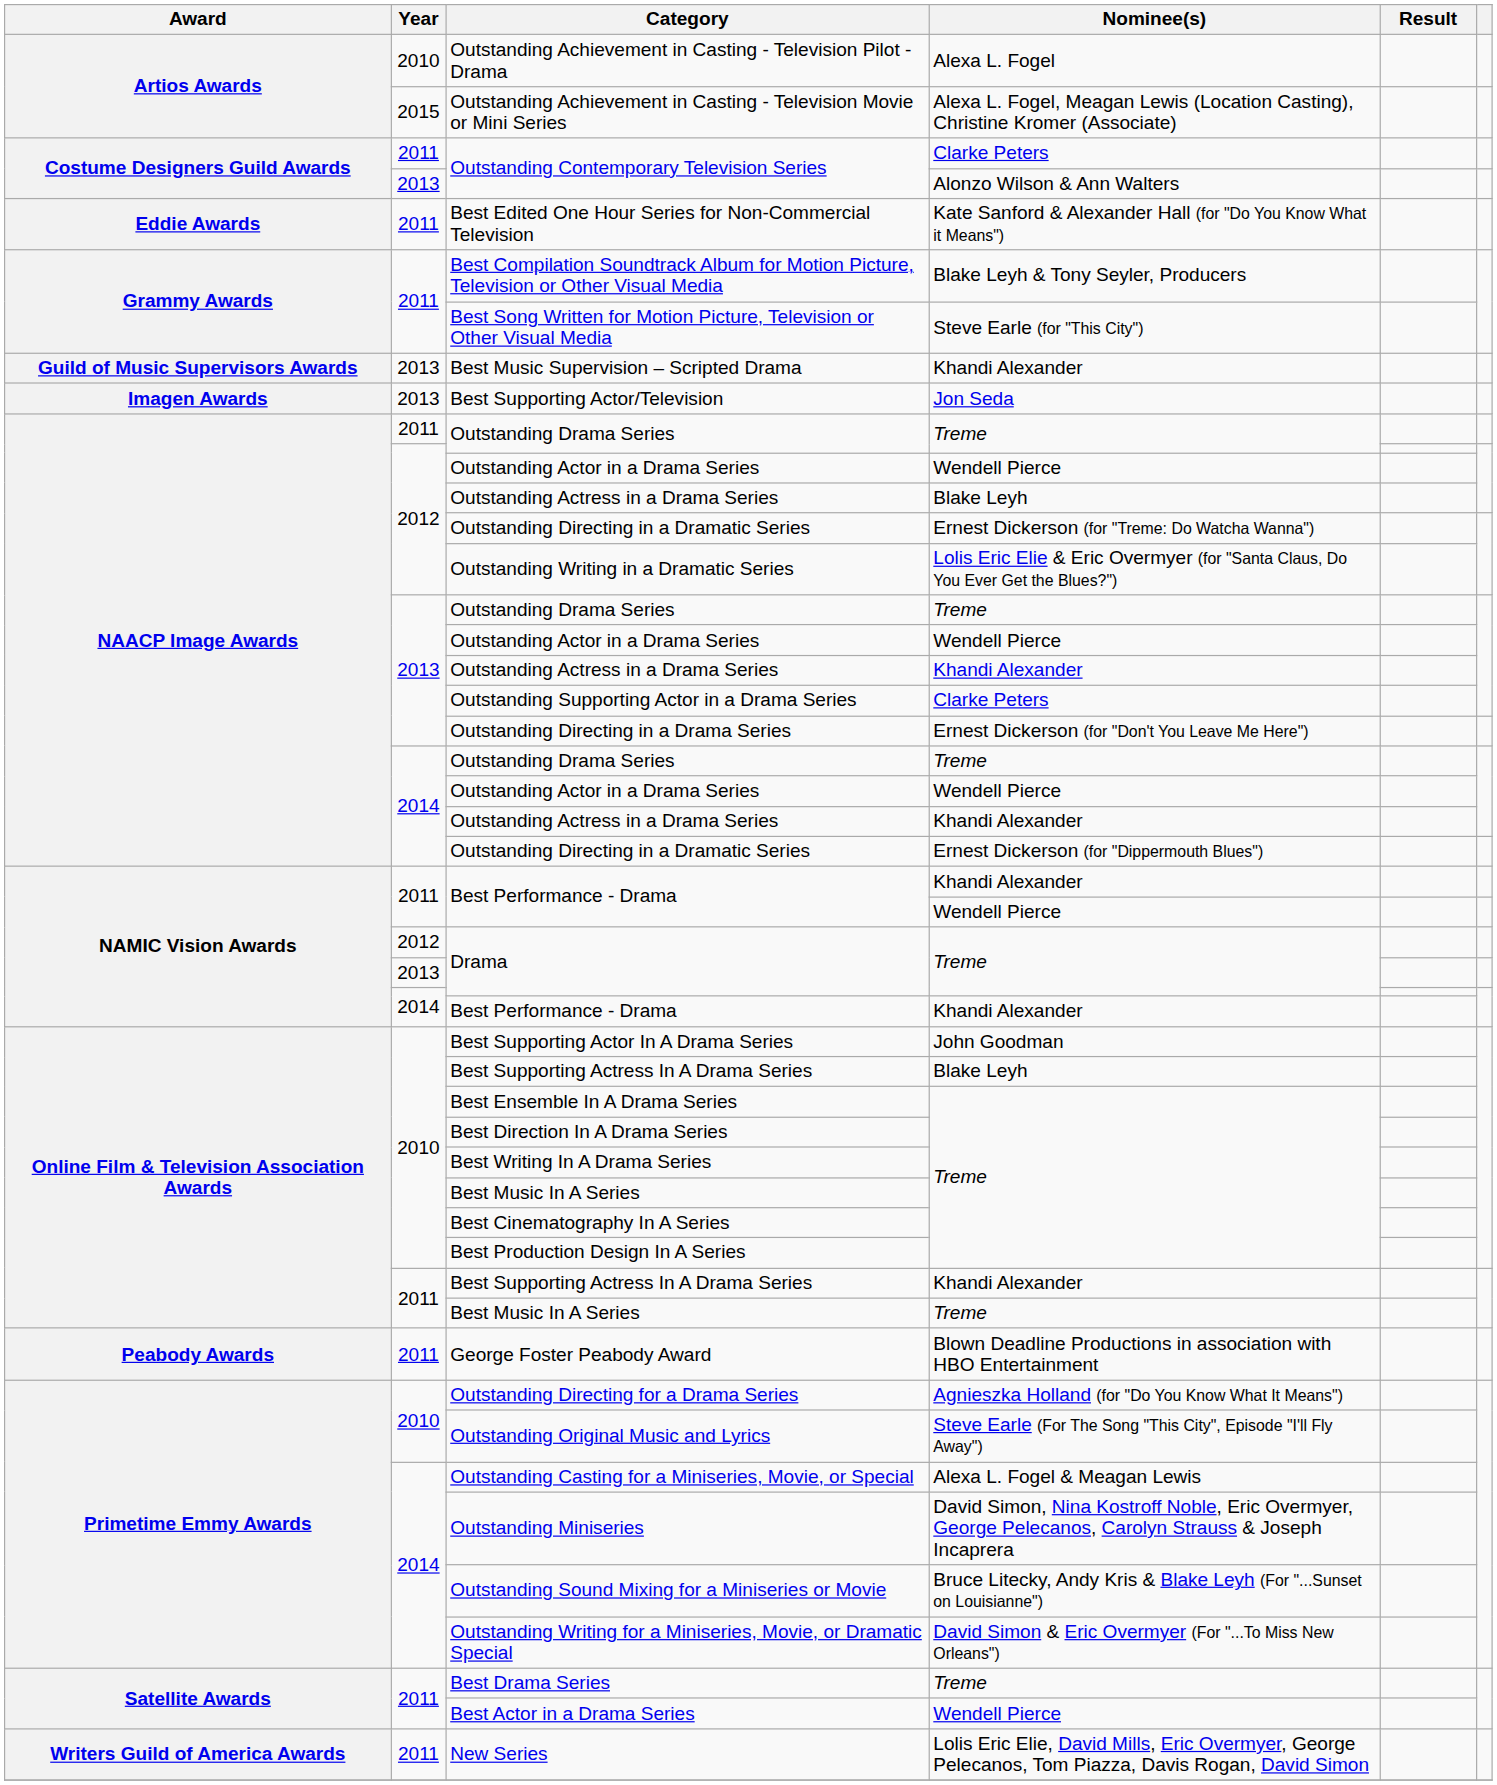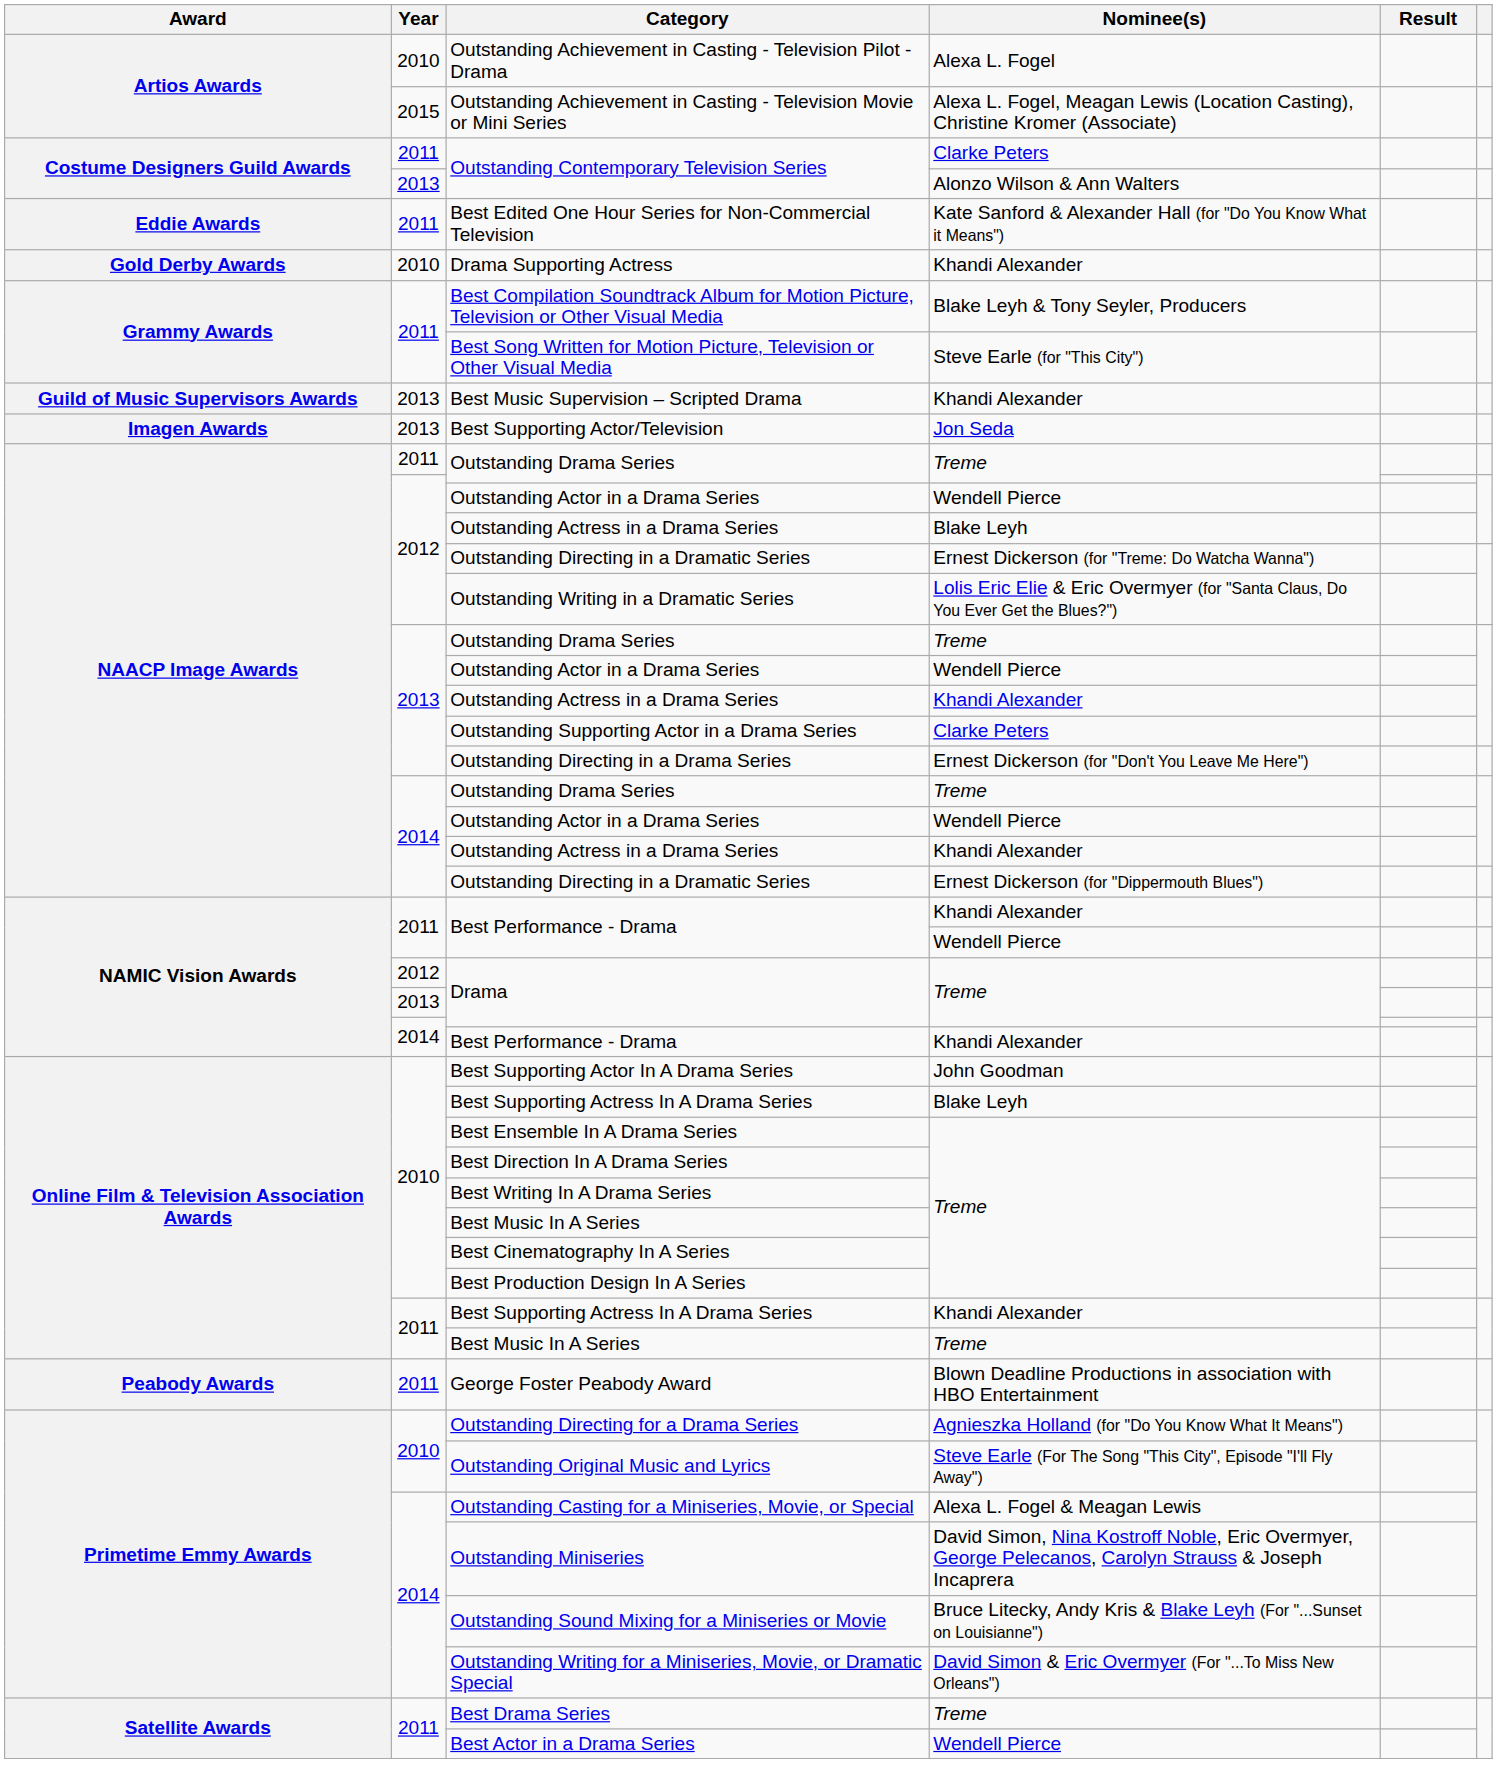+ row: (418, 265)
- row: (418, 1754)
